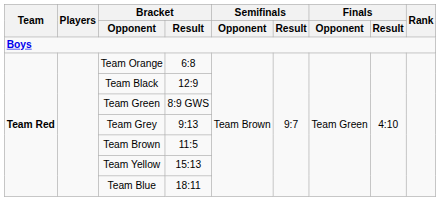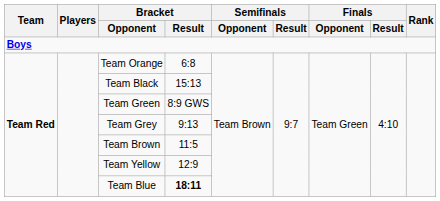(188, 83) 12:9 -> (188, 83) 15:13
(188, 165) 15:13 -> (188, 165) 12:9
(188, 185) normal -> (188, 185) bold
